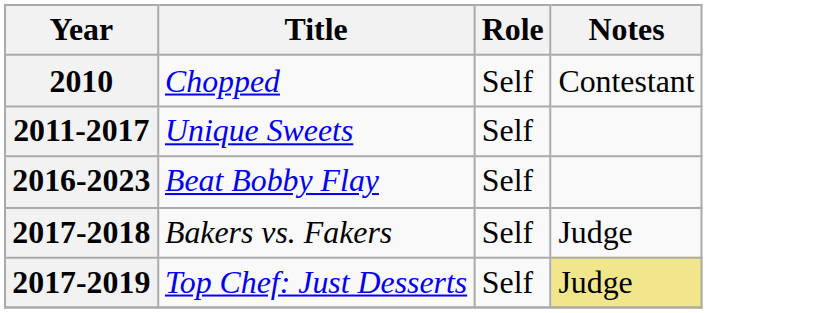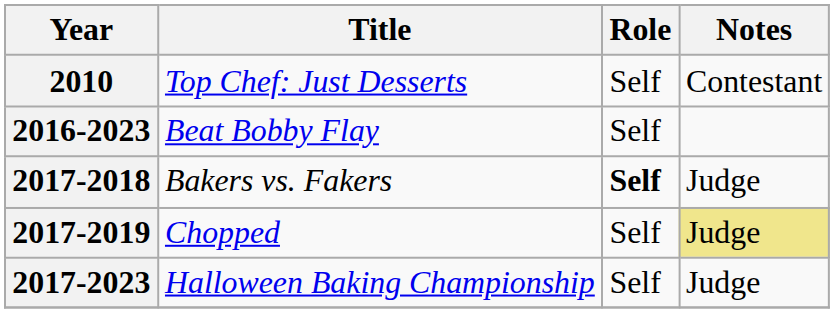(222, 80) Chopped -> (316, 80) Top Chef: Just Desserts
- row: (81, 130)
(508, 231) normal -> (635, 181) bold
(316, 282) Top Chef: Just Desserts -> (222, 231) Chopped
+ row: (81, 282)
